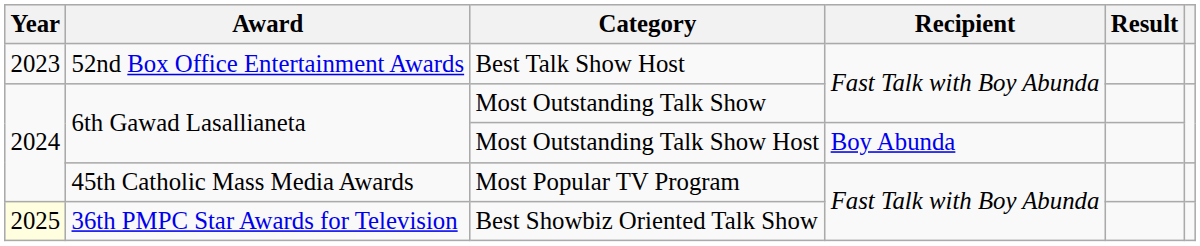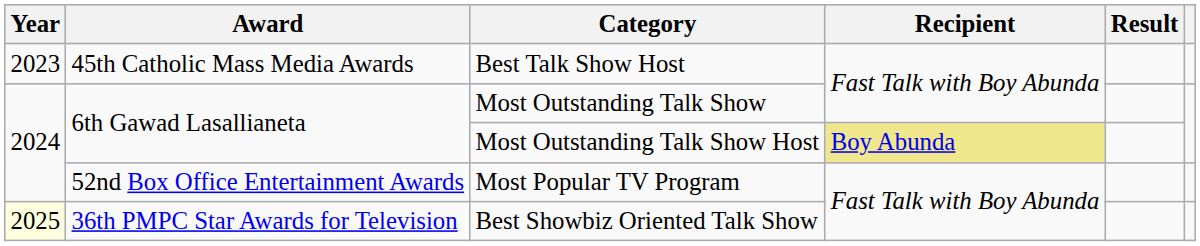(268, 63) 52nd Box Office Entertainment Awards -> (243, 63) 45th Catholic Mass Media Awards
(893, 142) no background -> (893, 142) khaki background
(243, 181) 45th Catholic Mass Media Awards -> (268, 181) 52nd Box Office Entertainment Awards
